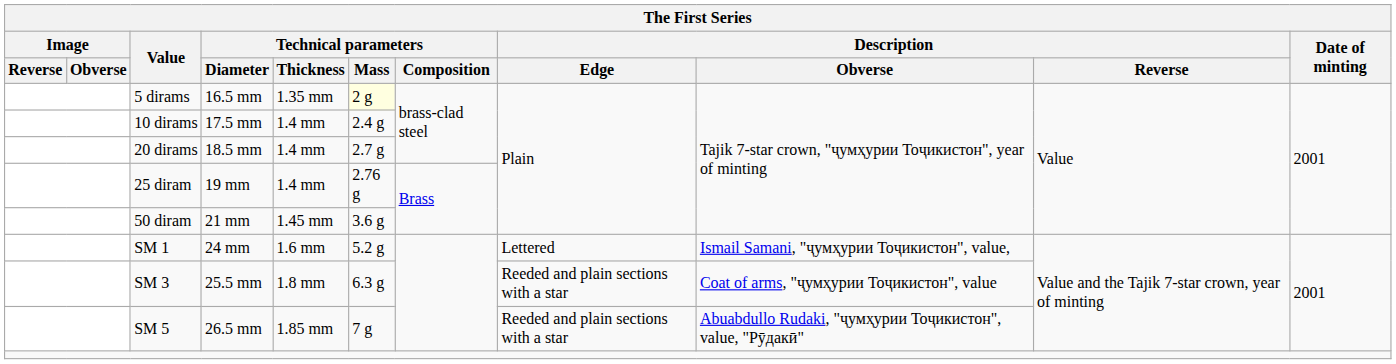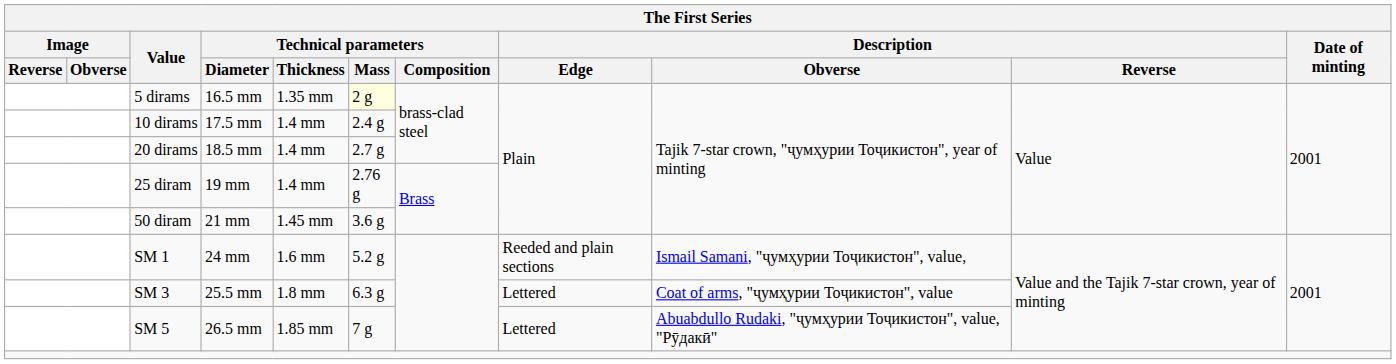(528, 247) Lettered -> (558, 257) Reeded and plain sections
(585, 283) Reeded and plain sections with a star -> (529, 293) Lettered
(585, 328) Reeded and plain sections with a star -> (529, 328) Lettered
